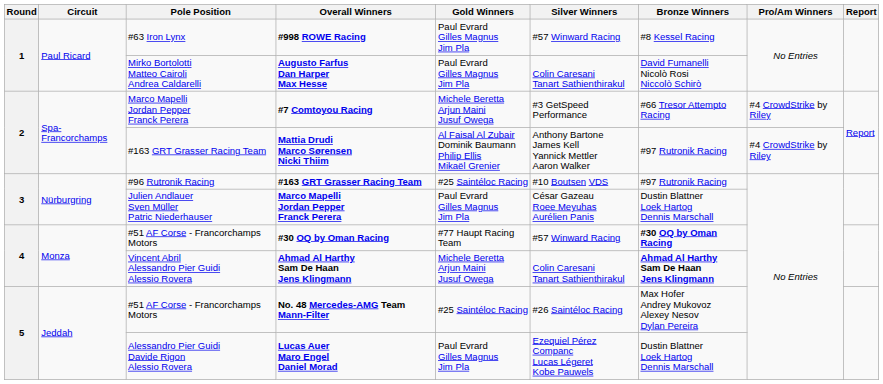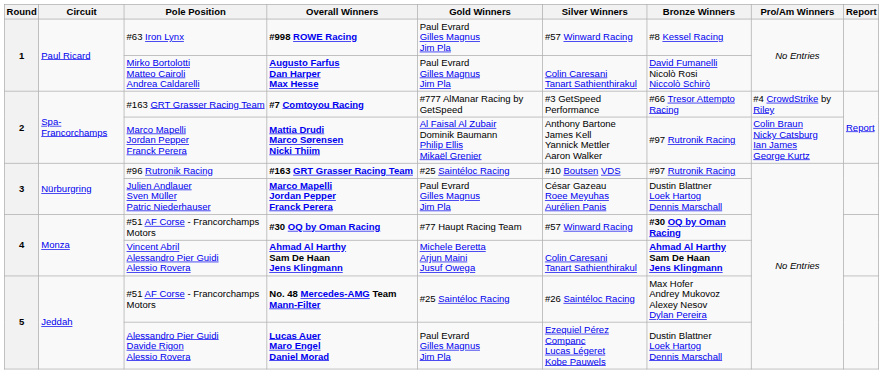(159, 109) Marco Mapelli Jordan Pepper Franck Perera -> (196, 104) #163 GRT Grasser Racing Team
(471, 109) Michele Beretta Arjun Maini Jusuf Owega -> (472, 104) #777 AlManar Racing by GetSpeed
(197, 150) #163 GRT Grasser Racing Team -> (158, 140) Marco Mapelli Jordan Pepper Franck Perera
(788, 150) #4 CrowdStrike by Riley -> (785, 140) Colin Braun Nicky Catsburg Ian James George Kurtz
